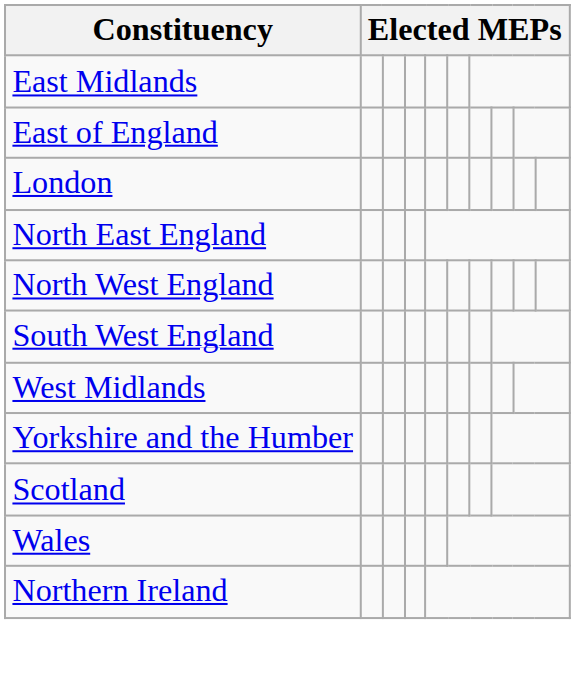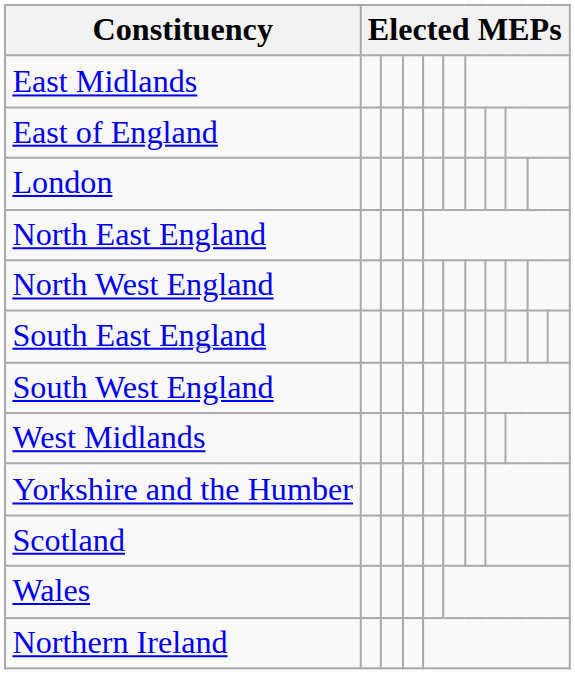+ row: (139, 336)
